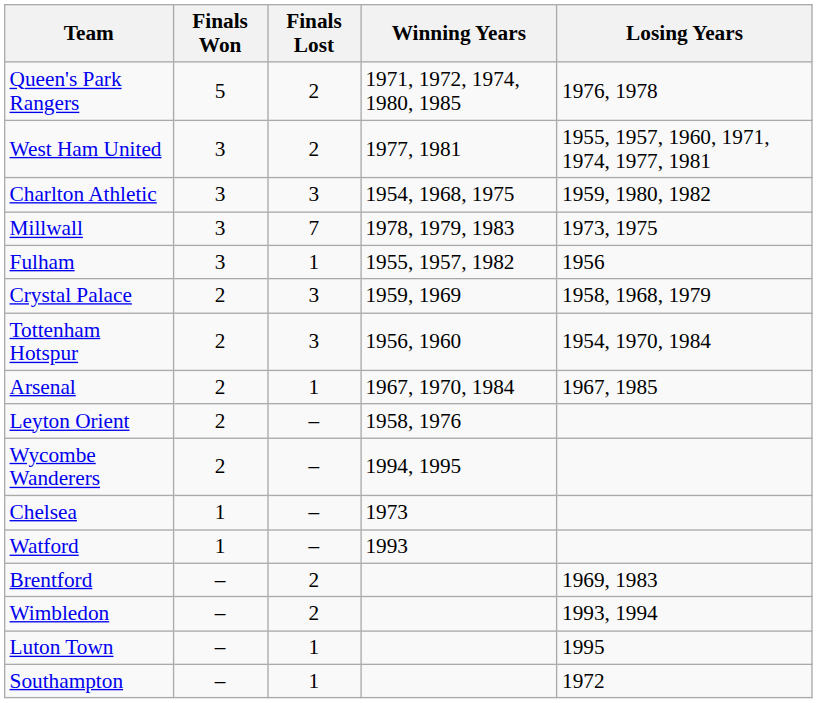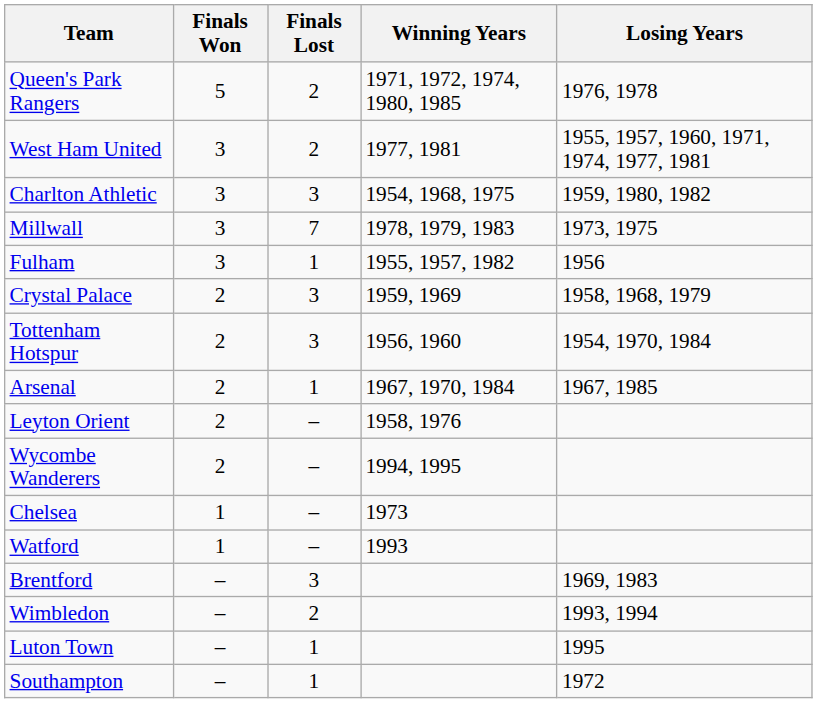(314, 579) 2 -> (314, 579) 3
